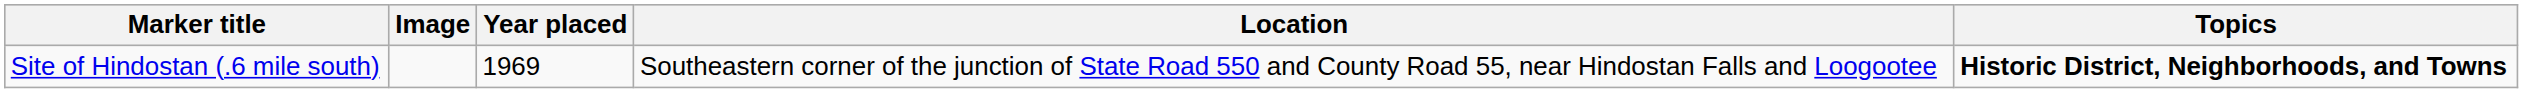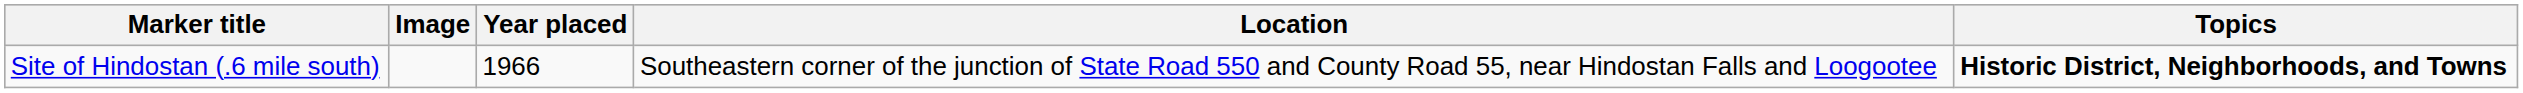(511, 66) 1969 -> (511, 66) 1966
